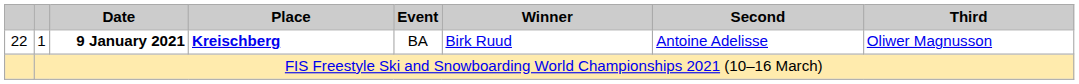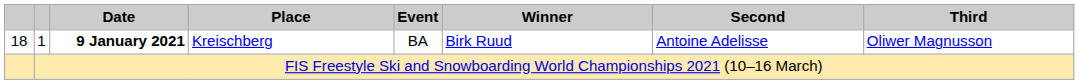(19, 41) 22 -> (19, 41) 18
(236, 41) bold -> (232, 41) normal
